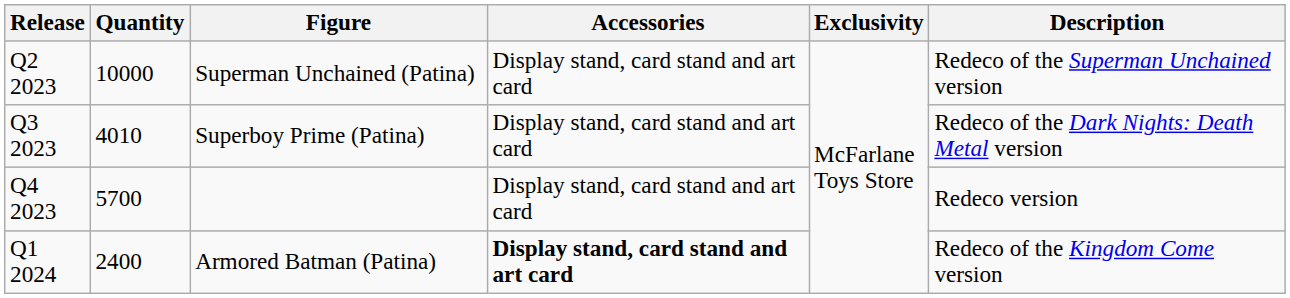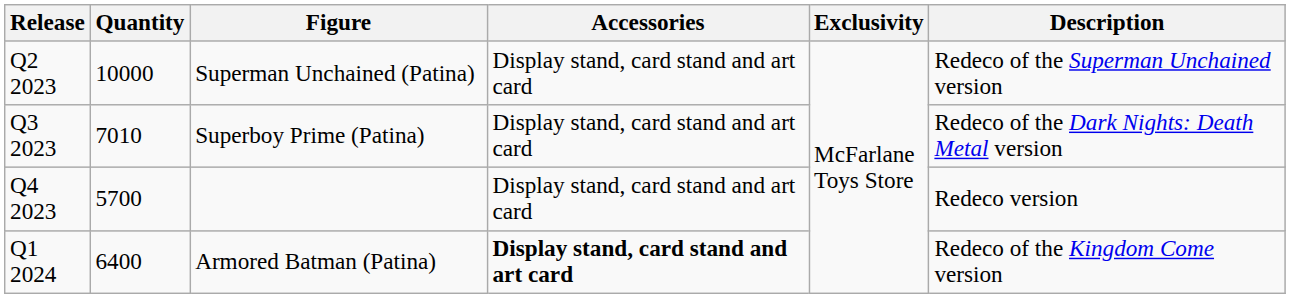(119, 135) 4010 -> (119, 135) 7010
(119, 261) 2400 -> (119, 261) 6400
